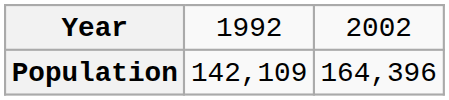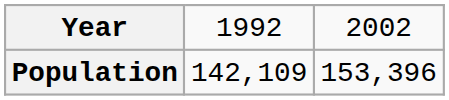(379, 73) 164,396 -> (379, 73) 153,396
